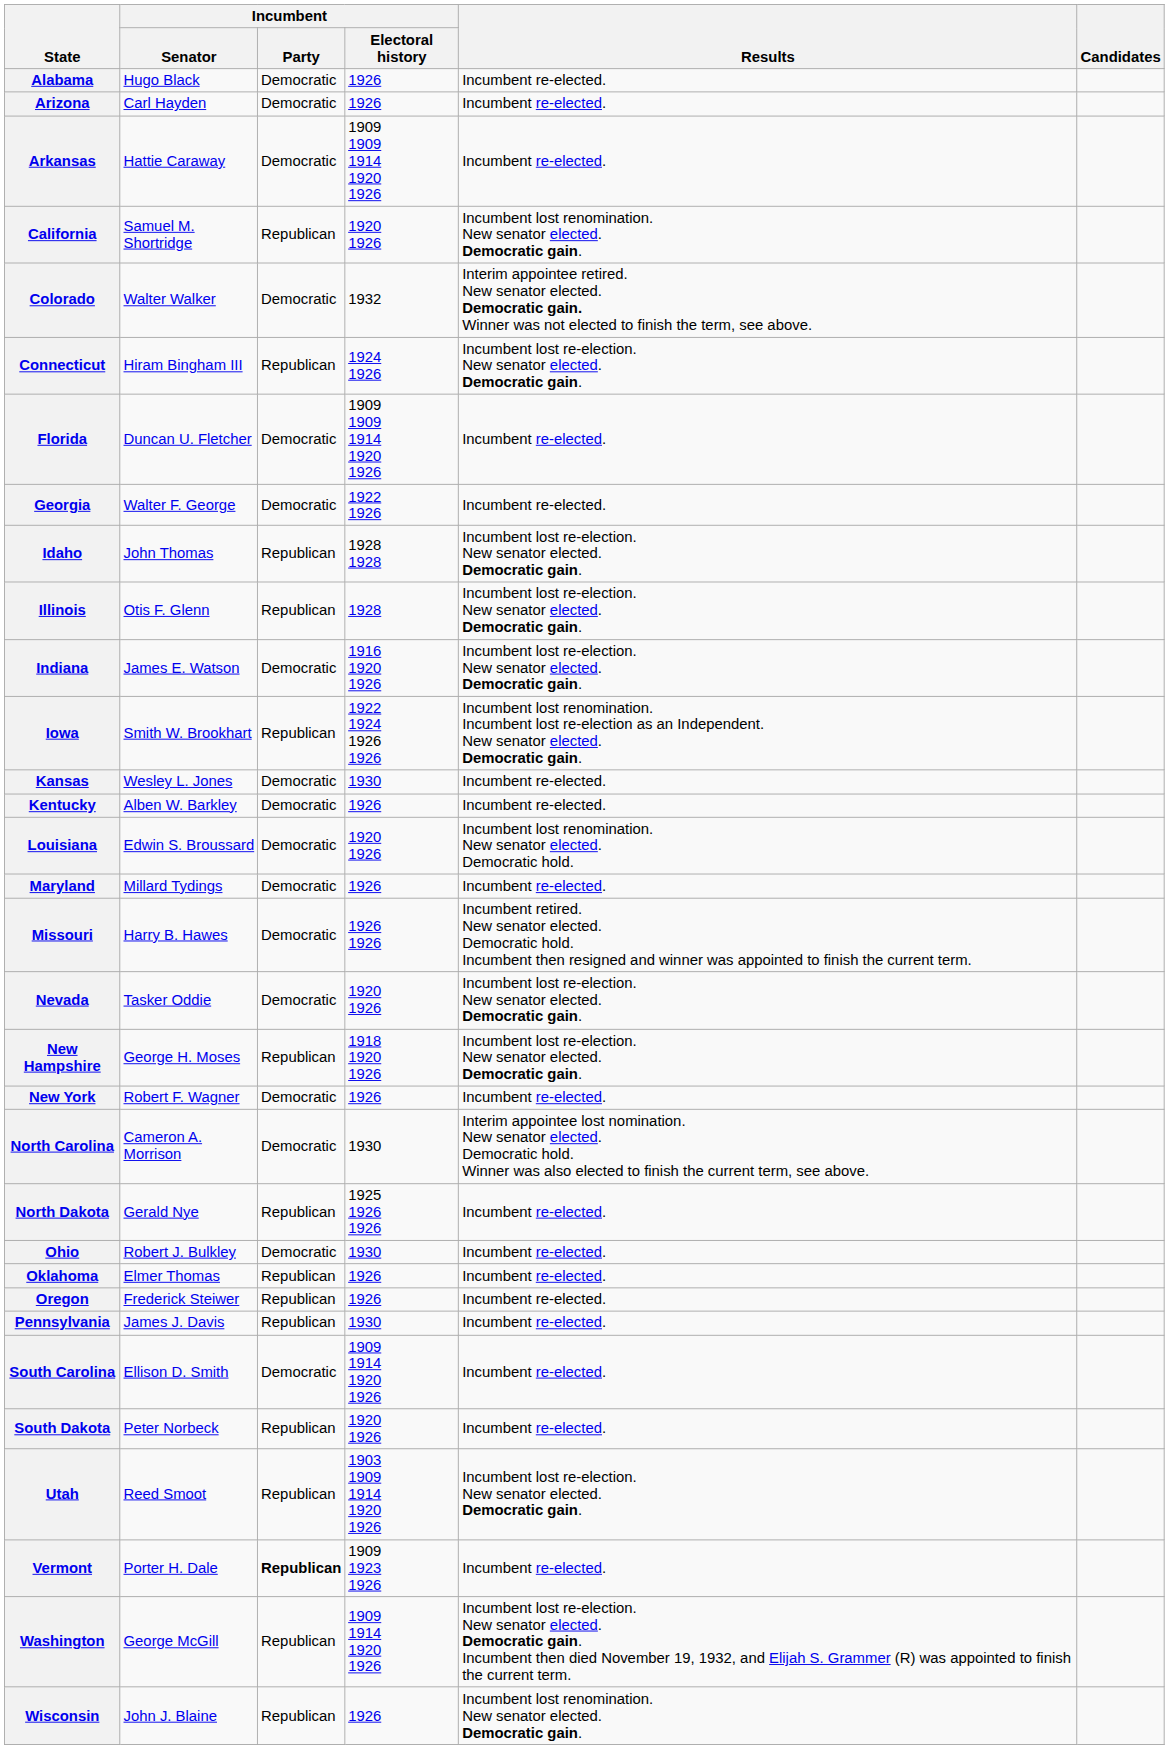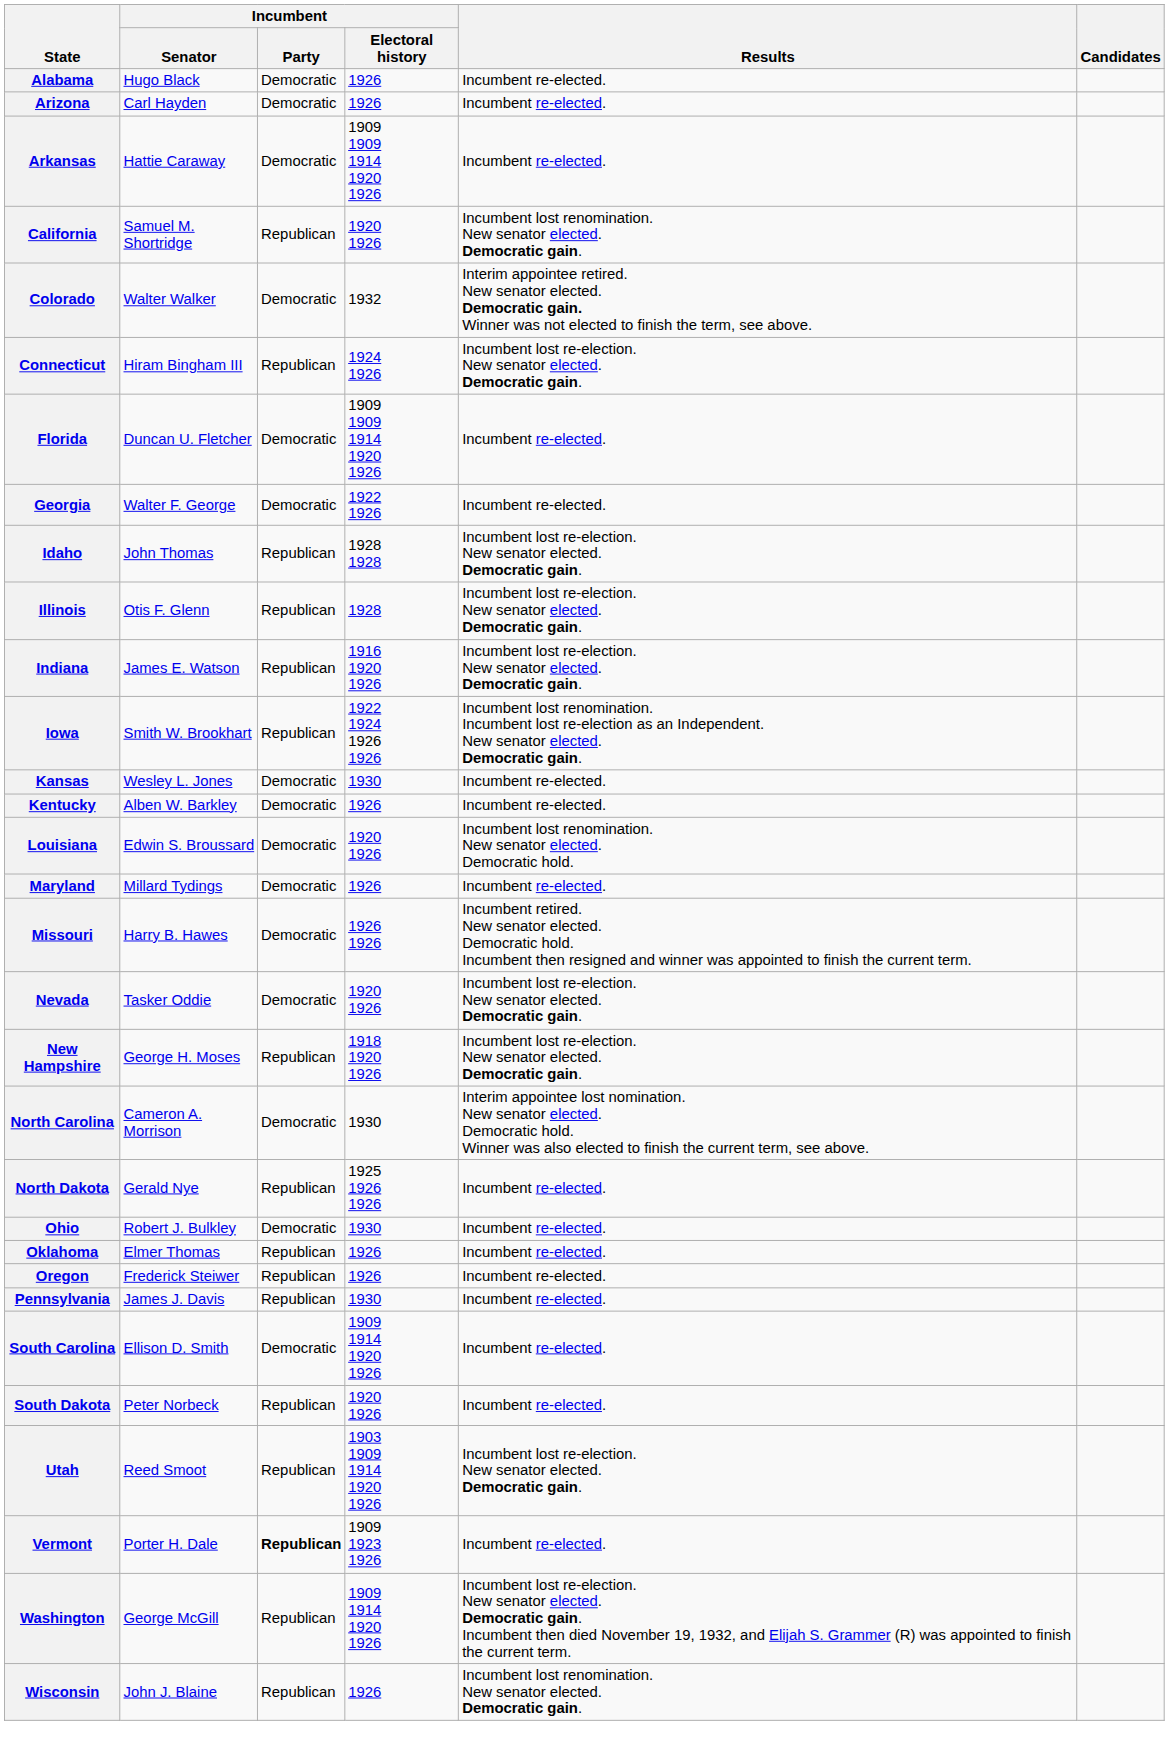(299, 667) Democratic -> (298, 667) Republican
- row: (62, 1097)
